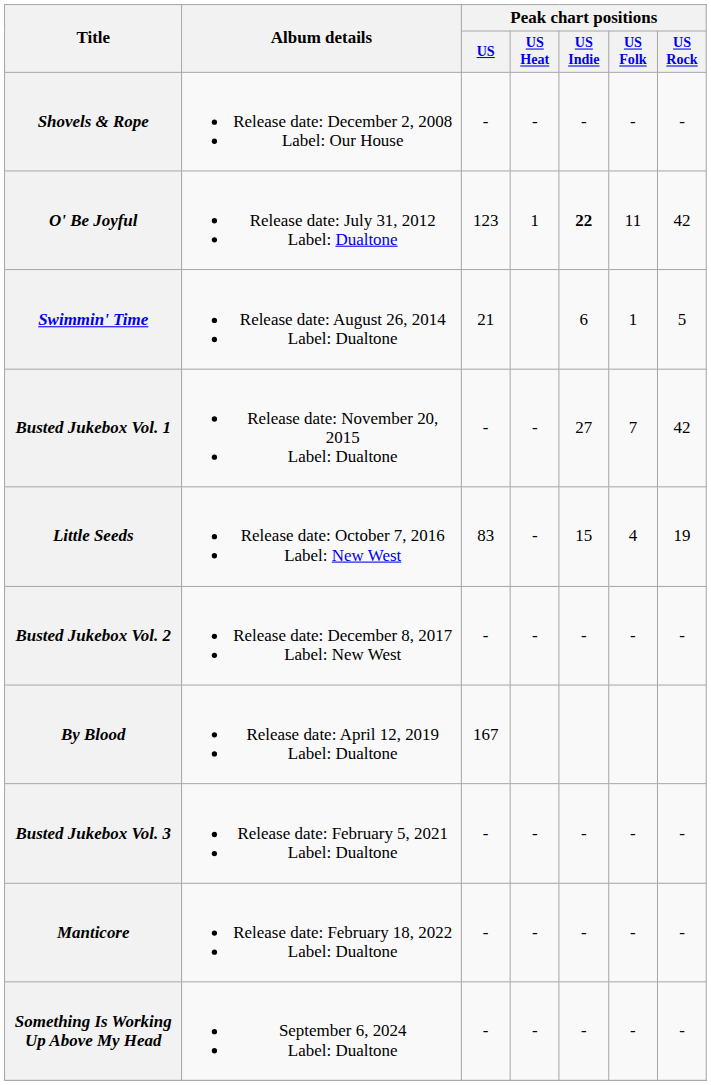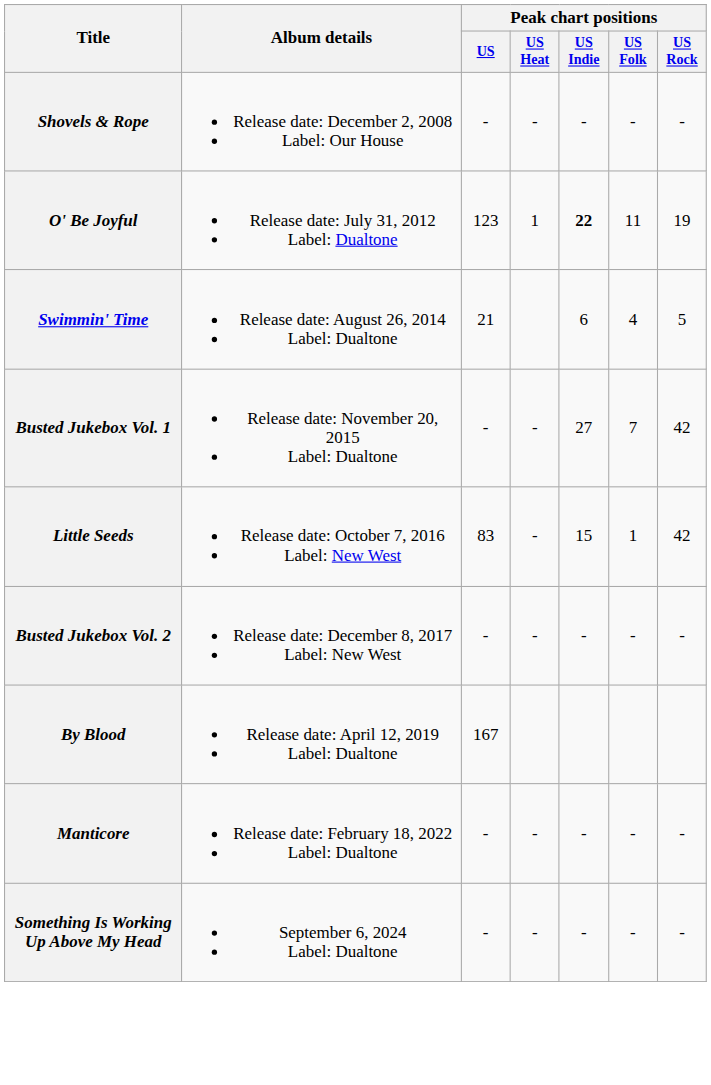(682, 220) 42 -> (682, 220) 19
(633, 319) 1 -> (633, 319) 4
(633, 536) 4 -> (633, 536) 1
(682, 536) 19 -> (682, 536) 42
- row: (93, 833)
